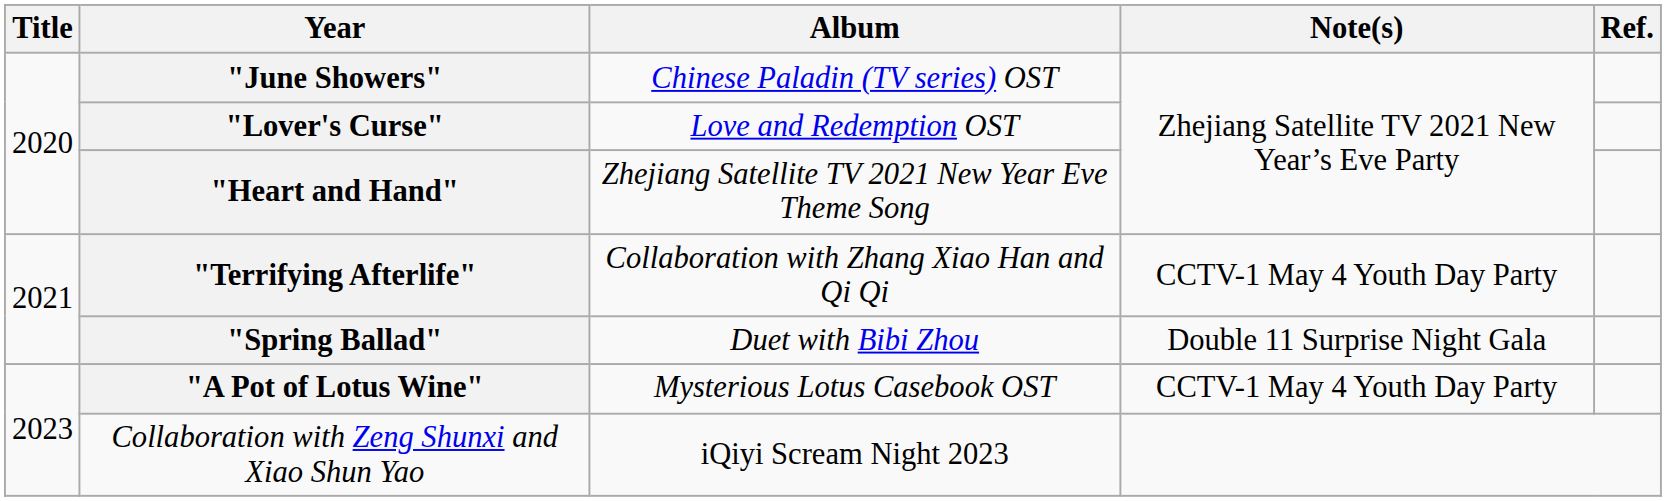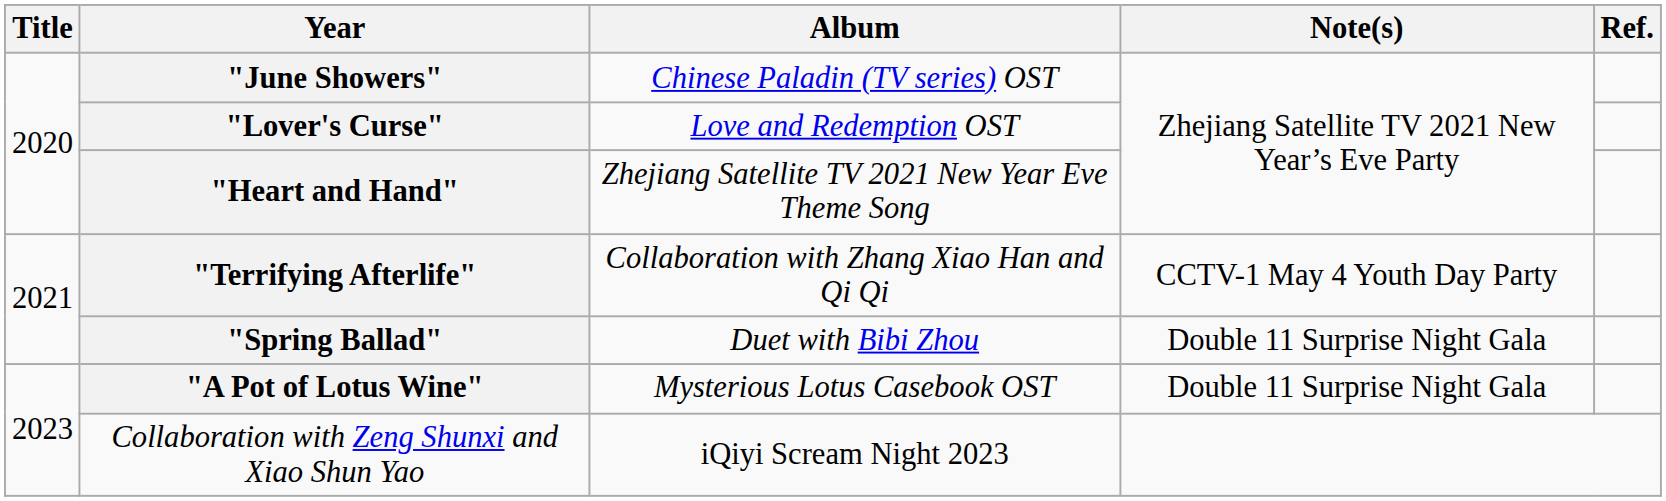(1357, 388) CCTV-1 May 4 Youth Day Party -> (1357, 388) Double 11 Surprise Night Gala
